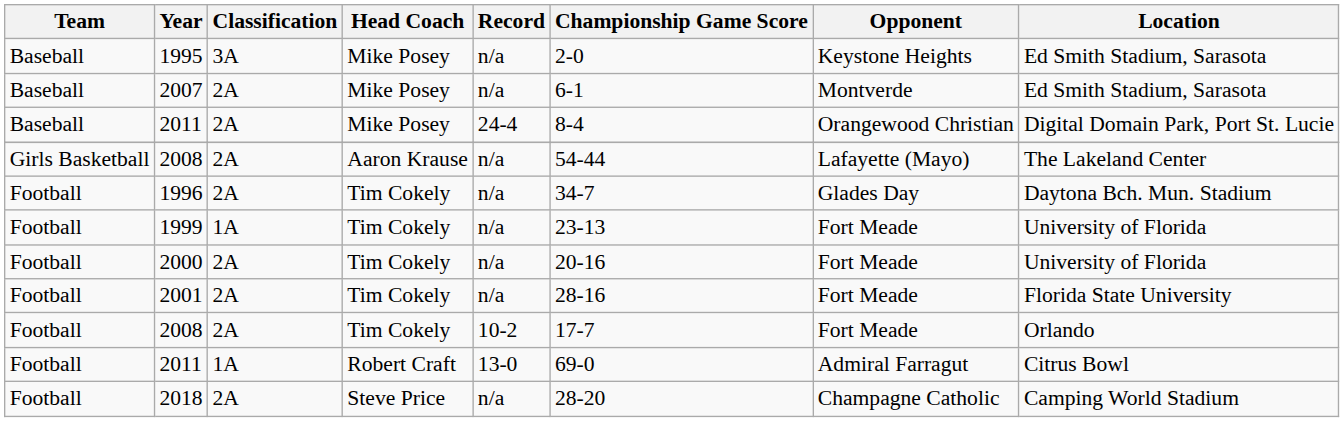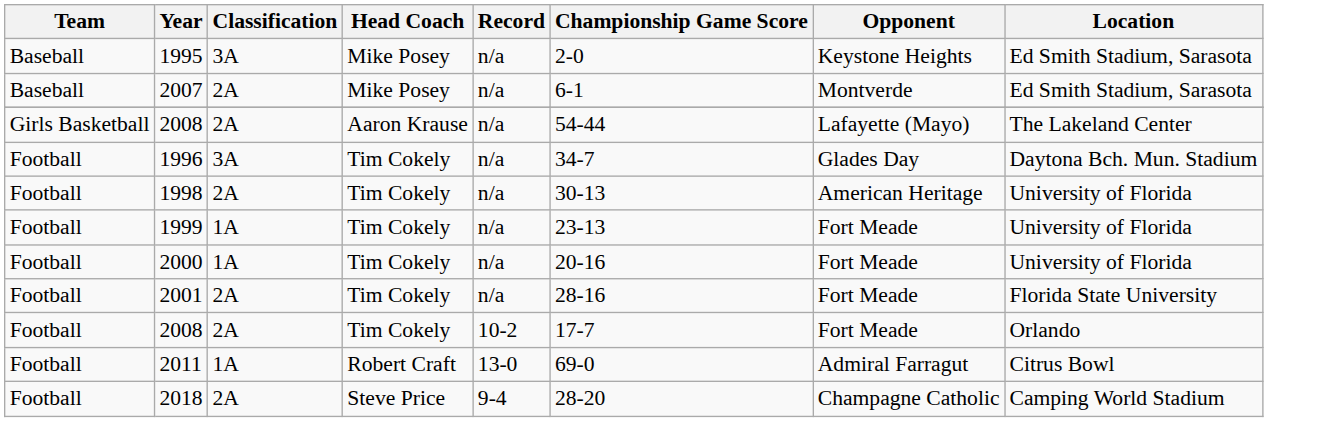- row: (181, 124)
(226, 192) 2A -> (226, 158) 3A
+ row: (181, 192)
(226, 261) 2A -> (226, 261) 1A
(491, 398) n/a -> (492, 398) 9-4
